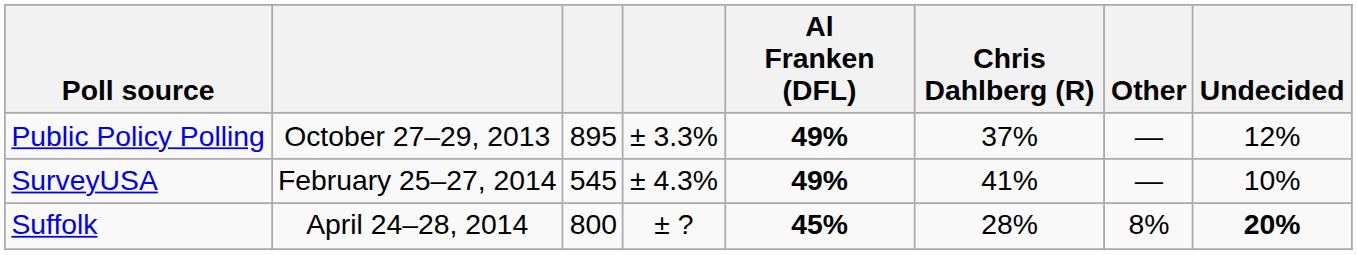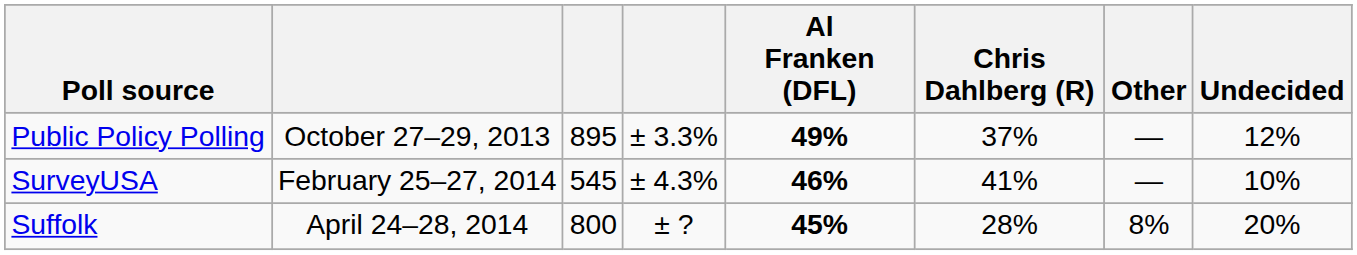(819, 180) 49% -> (819, 180) 46%
(1272, 225) bold -> (1272, 225) normal
